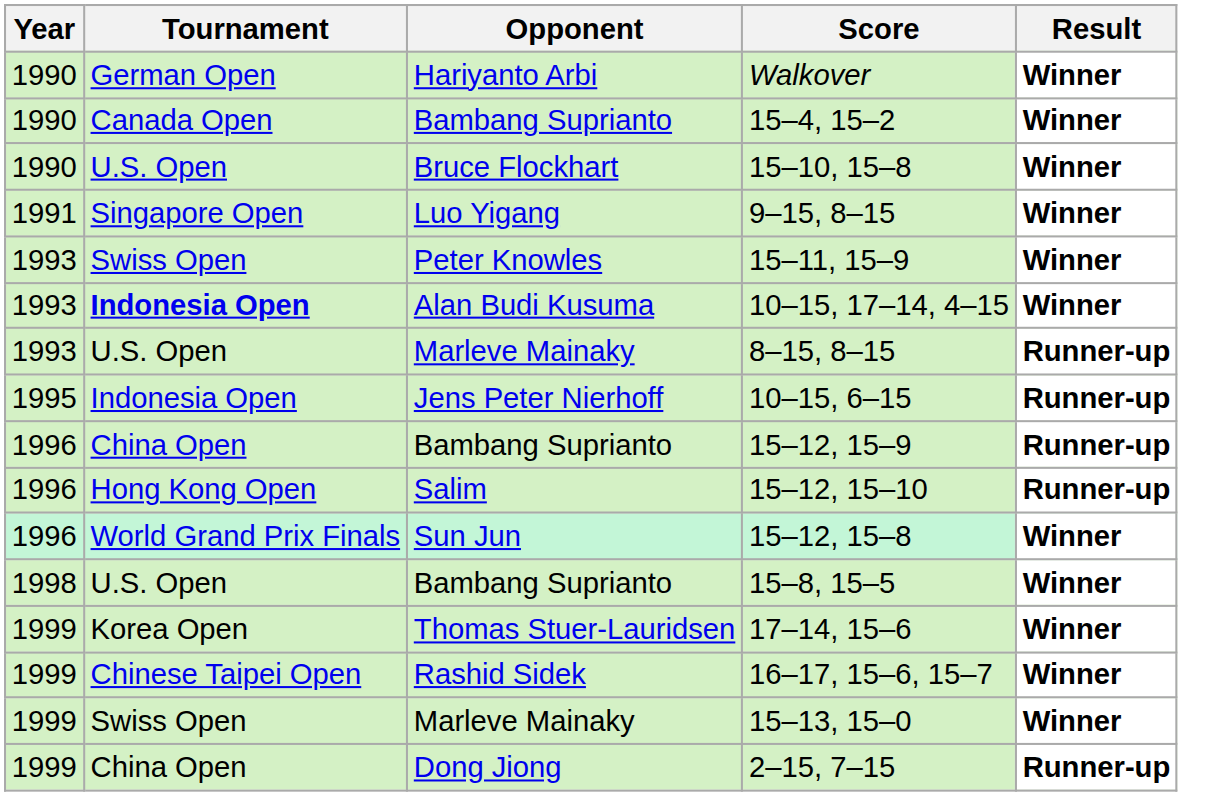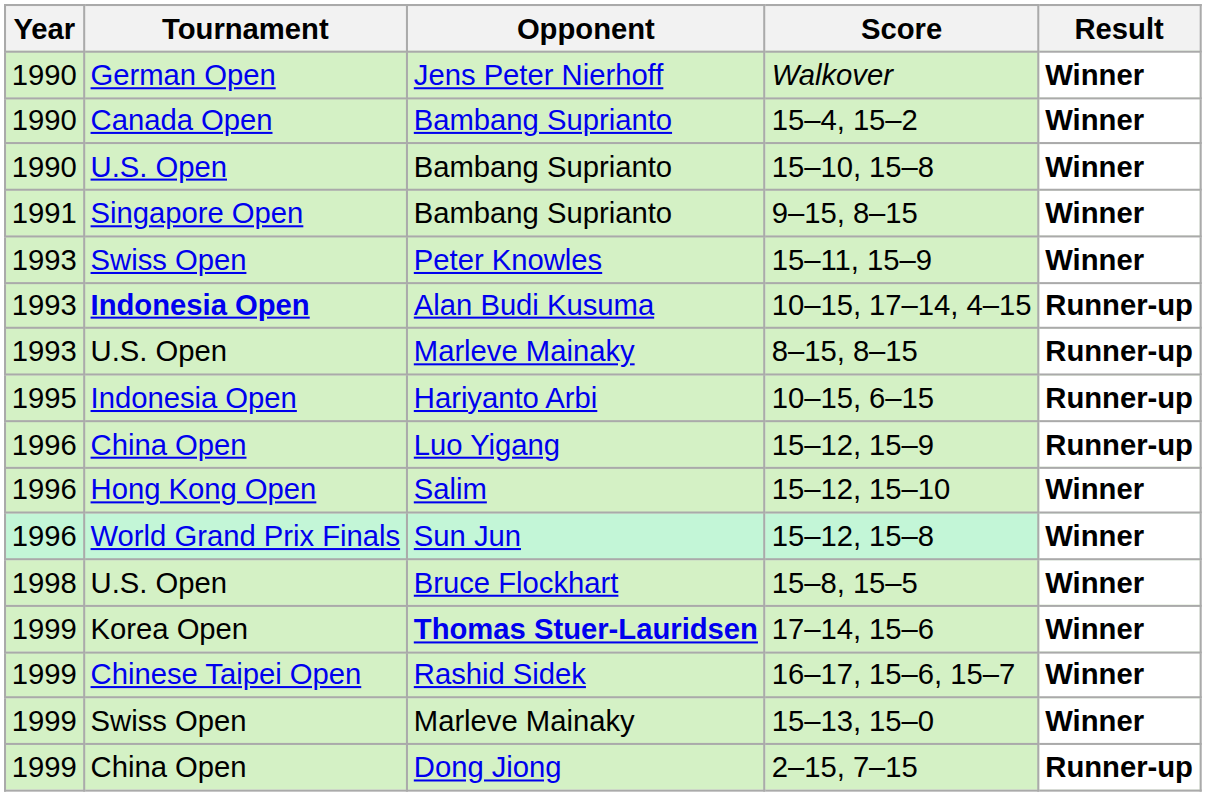(506, 75) Hariyanto Arbi -> (539, 75) Jens Peter Nierhoff
(516, 167) Bruce Flockhart -> (543, 167) Bambang Suprianto
(487, 213) Luo Yigang -> (543, 213) Bambang Suprianto
(1072, 306) Winner -> (1119, 306) Runner-up
(539, 398) Jens Peter Nierhoff -> (506, 398) Hariyanto Arbi
(543, 444) Bambang Suprianto -> (487, 444) Luo Yigang
(1096, 490) Runner-up -> (1095, 490) Winner
(543, 583) Bambang Suprianto -> (516, 583) Bruce Flockhart
(575, 629) normal -> (586, 629) bold
